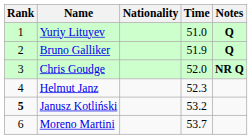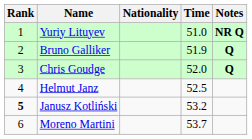(229, 32) Q -> (229, 32) NR Q
(229, 69) NR Q -> (229, 69) Q
(197, 87) 52.3 -> (197, 87) 52.5
